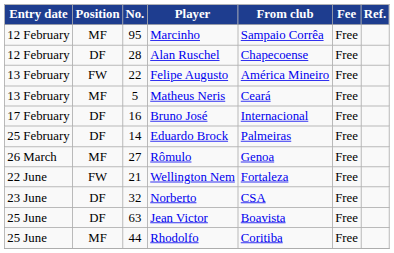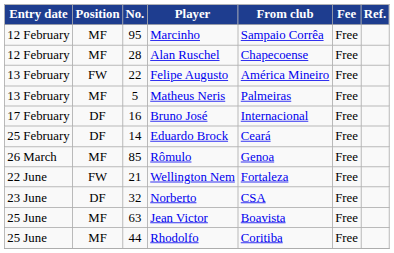(98, 55) DF -> (98, 55) MF
(256, 95) Ceará -> (266, 95) Palmeiras
(266, 136) Palmeiras -> (256, 136) Ceará
(135, 156) 27 -> (135, 156) 85
(98, 217) DF -> (98, 217) MF
